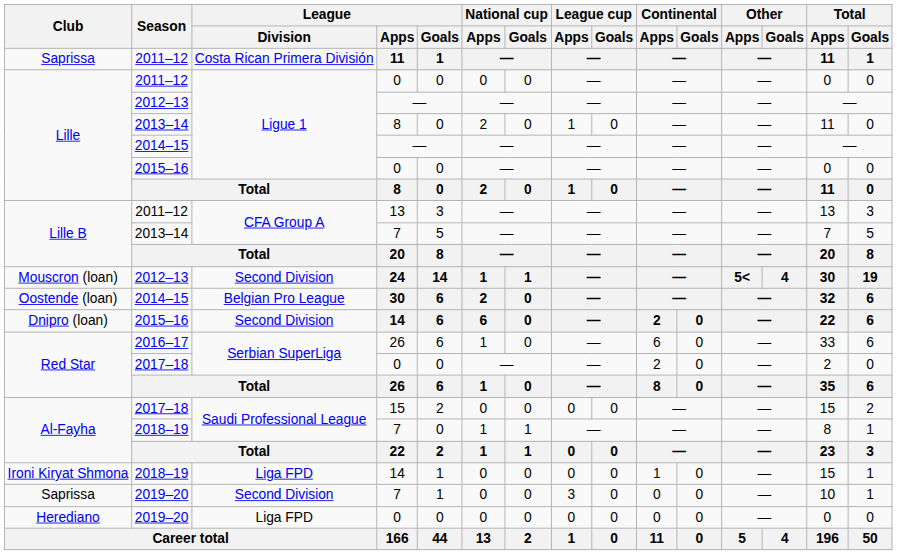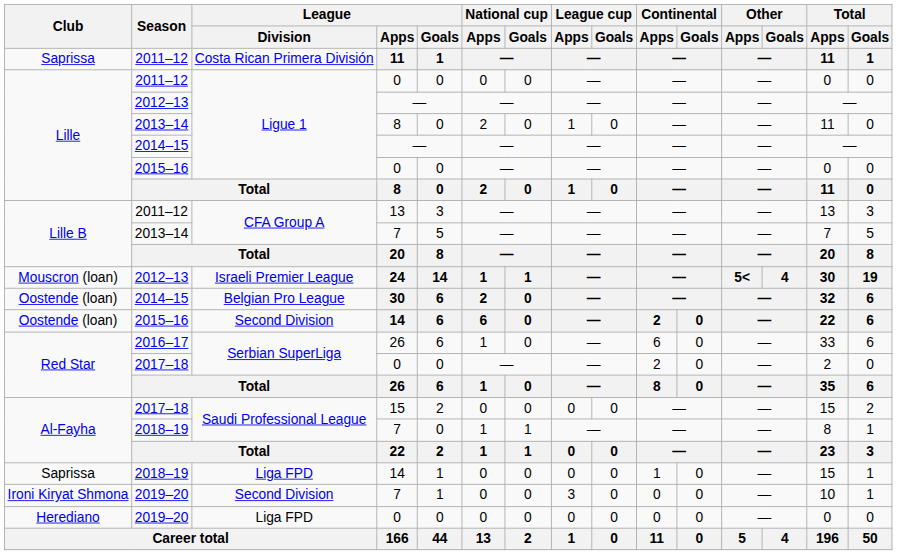(284, 277) Second Division -> (284, 277) Israeli Premier League
(68, 320) Dnipro (loan) -> (68, 320) Oostende (loan)
(68, 473) Ironi Kiryat Shmona -> (68, 473) Saprissa
(68, 495) Saprissa -> (68, 495) Ironi Kiryat Shmona
